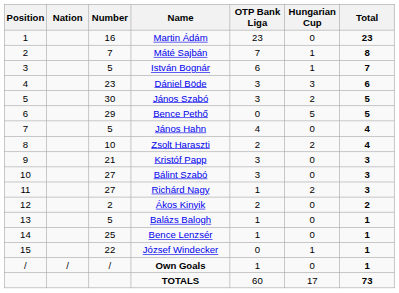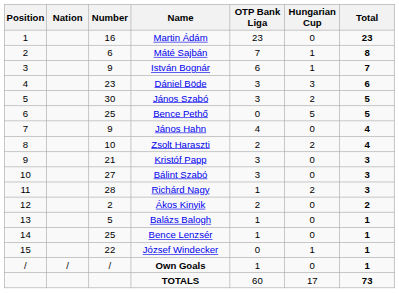(110, 53) 7 -> (110, 53) 6
(110, 68) 5 -> (110, 68) 9
(110, 114) 29 -> (110, 114) 25
(110, 129) 5 -> (110, 129) 9
(110, 190) 27 -> (110, 190) 28
